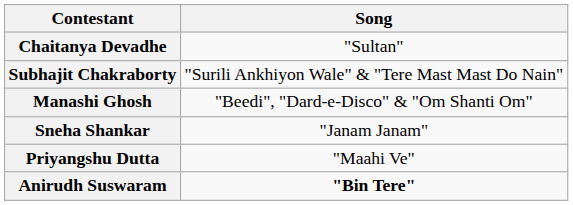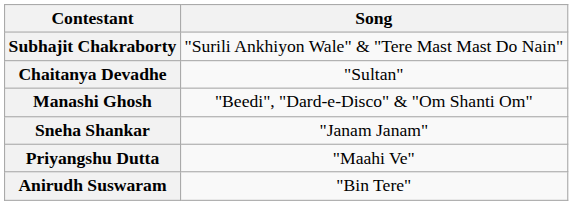rows swapped: (92, 46) <-> (92, 74)
(374, 185) bold -> (374, 185) normal
